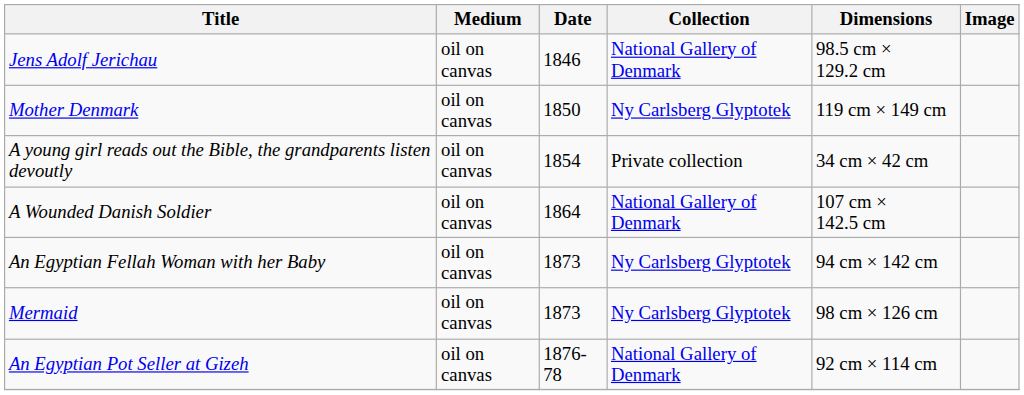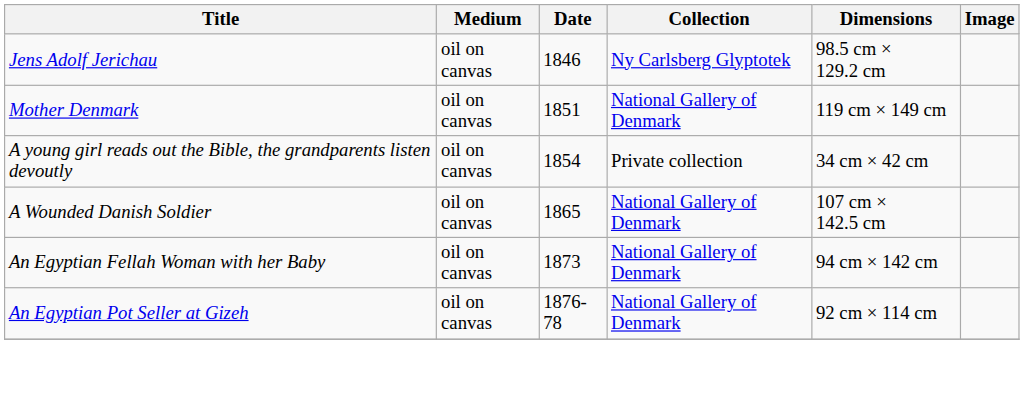(684, 59) National Gallery of Denmark -> (701, 59) Ny Carlsberg Glyptotek
(562, 110) 1850 -> (562, 110) 1851
(701, 110) Ny Carlsberg Glyptotek -> (684, 110) National Gallery of Denmark
(562, 211) 1864 -> (562, 211) 1865
(701, 262) Ny Carlsberg Glyptotek -> (684, 262) National Gallery of Denmark
- row: (43, 313)
